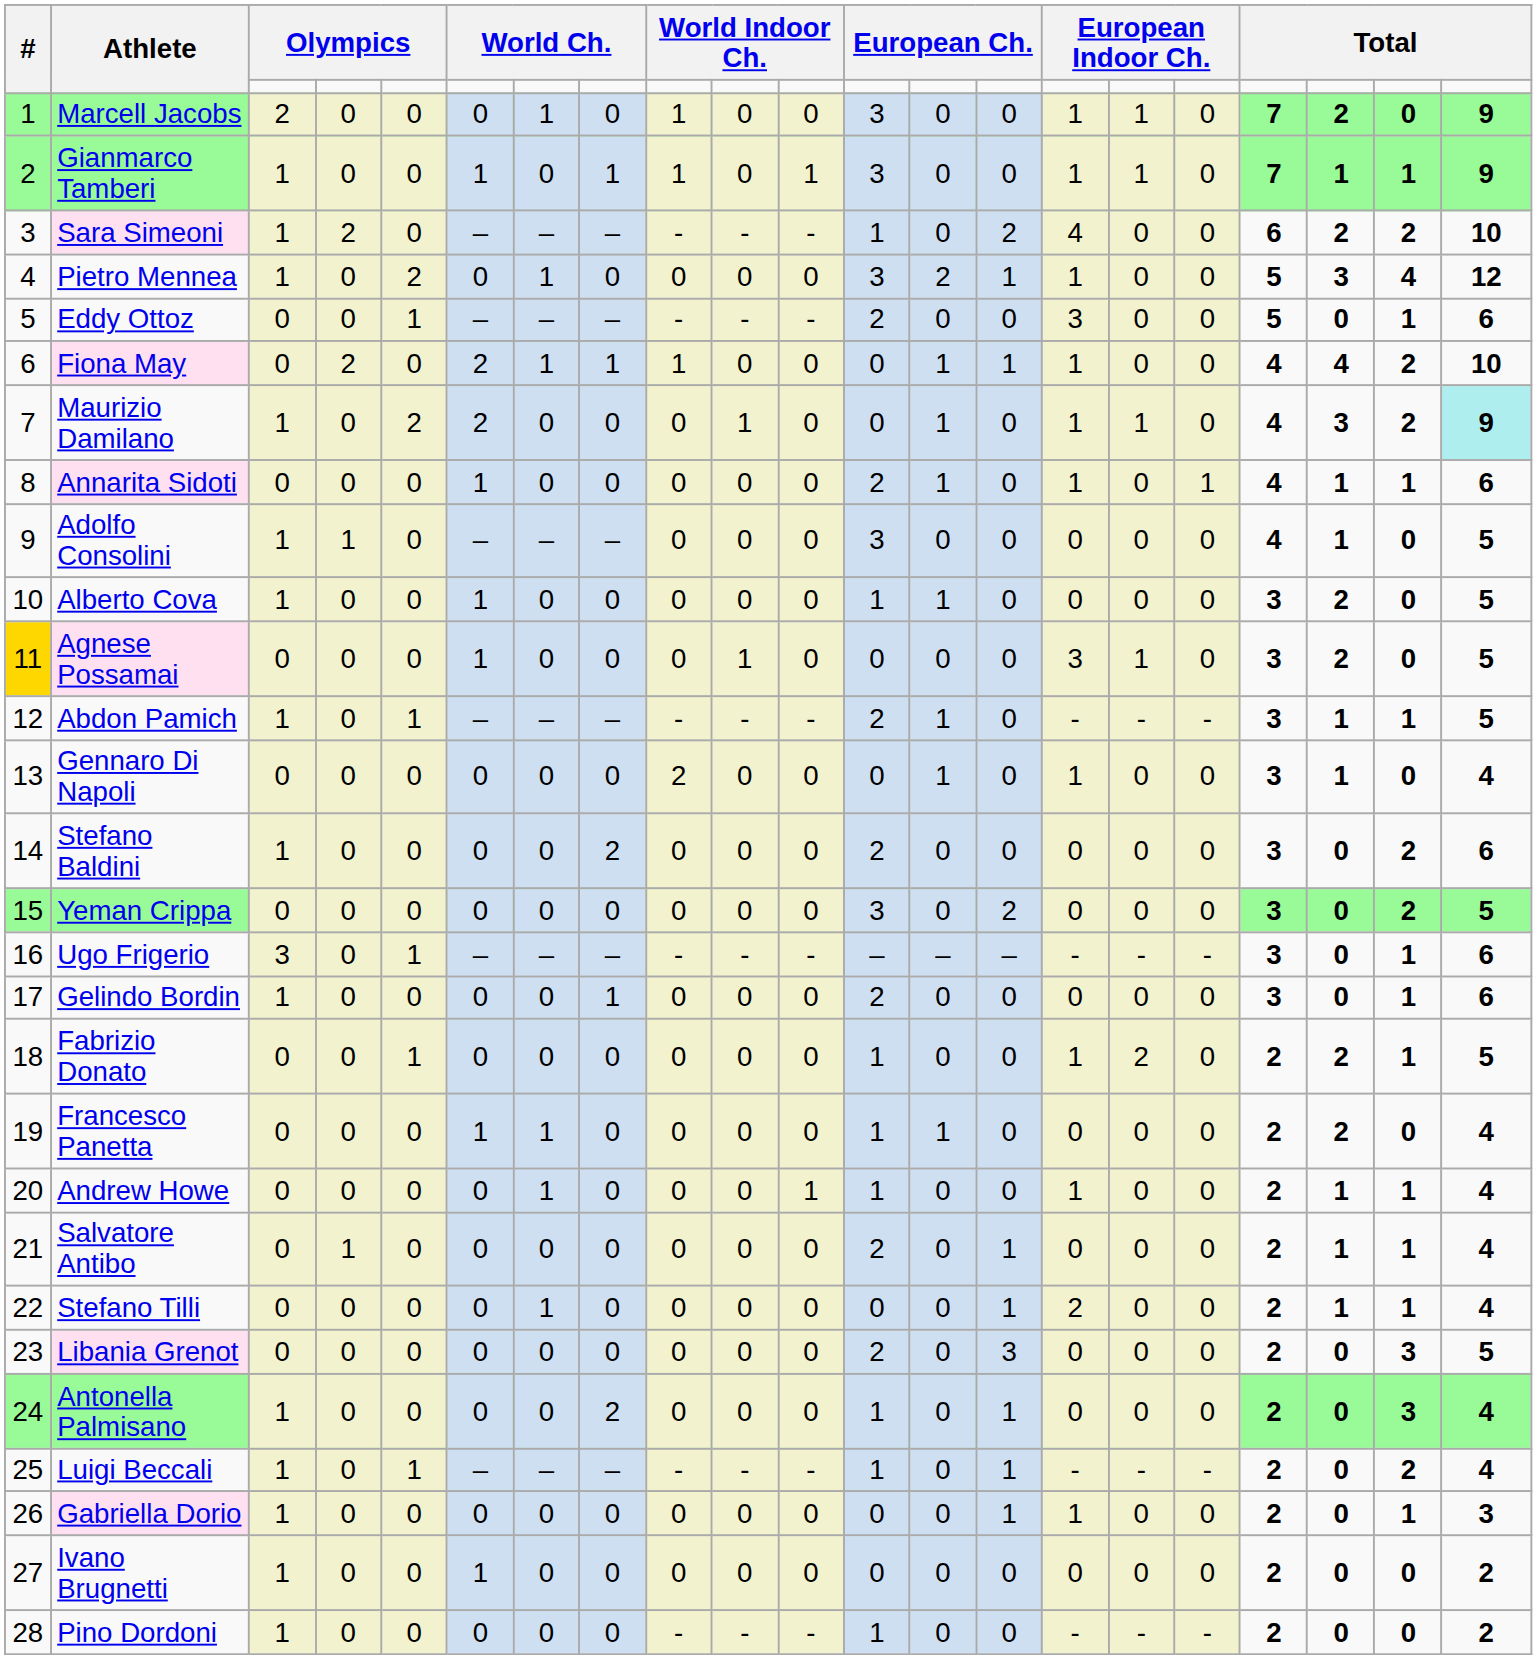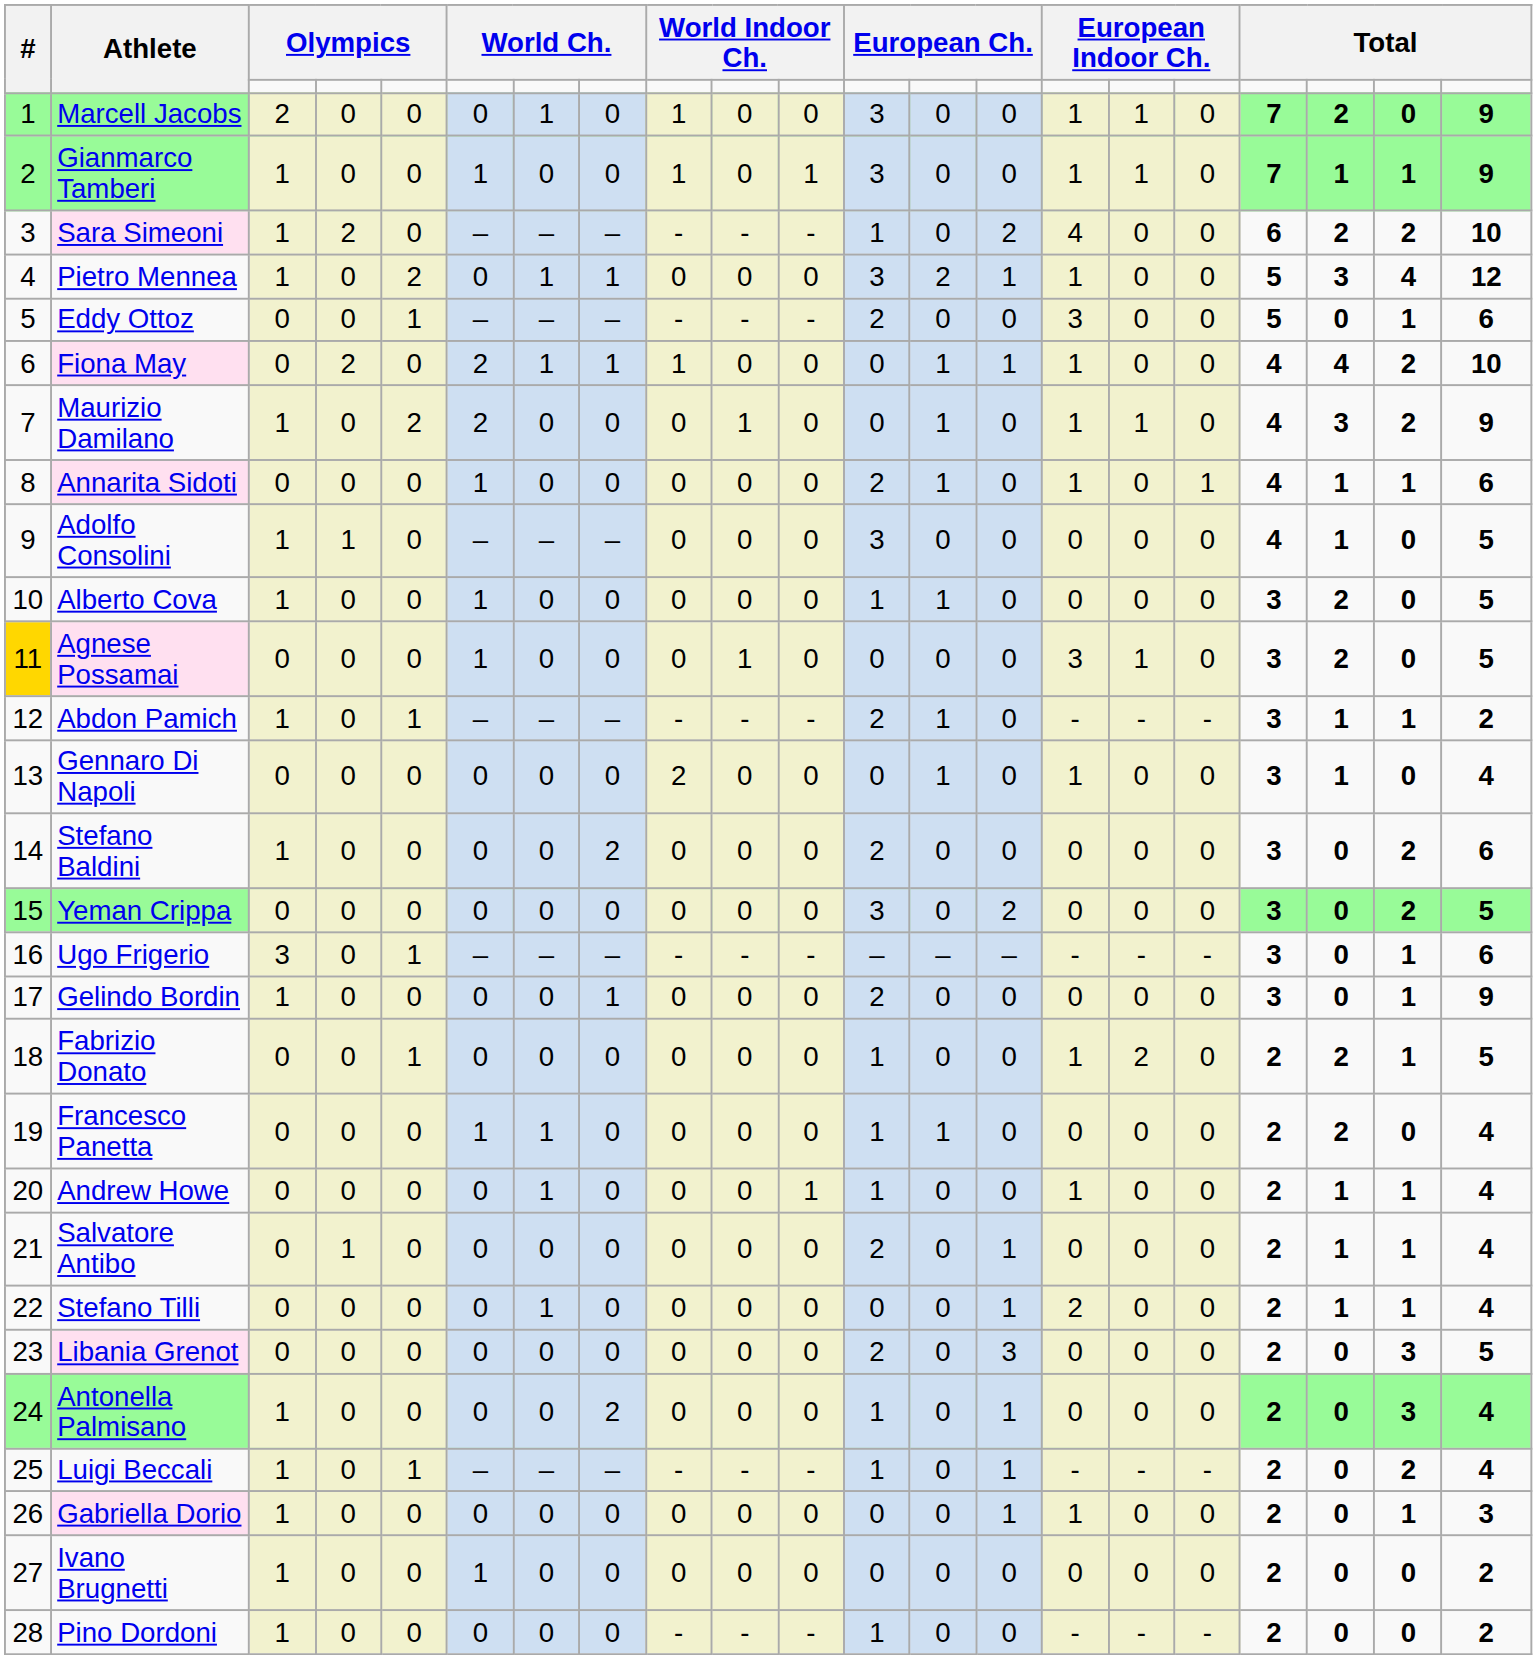(613, 174) 1 -> (613, 174) 0
(613, 276) 0 -> (613, 276) 1
(1486, 423) paleturquoise background -> (1486, 423) no background
(1486, 718) 5 -> (1486, 718) 2
(1486, 998) 6 -> (1486, 998) 9
